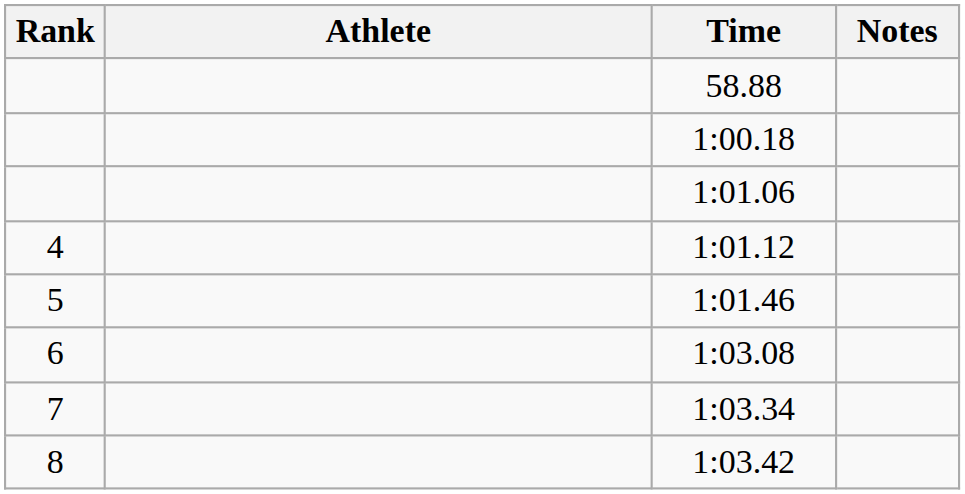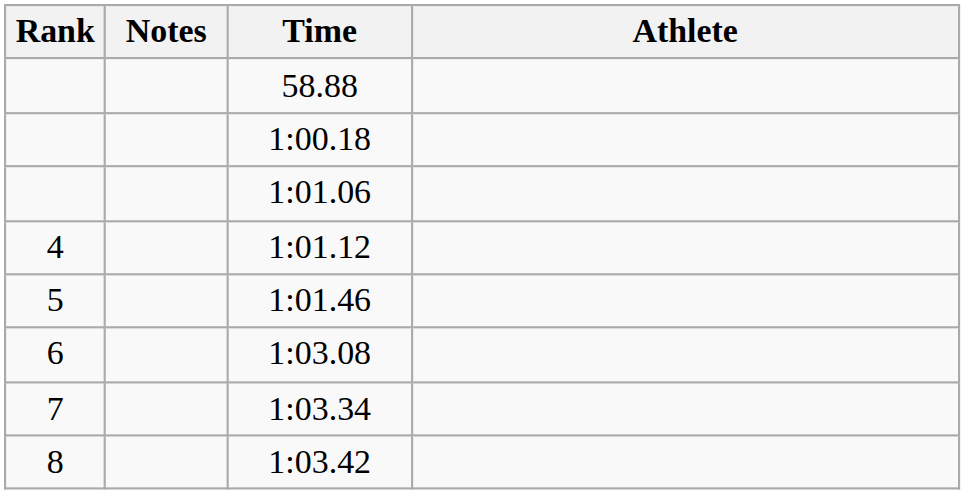columns swapped: (378, 31) <-> (897, 31)
